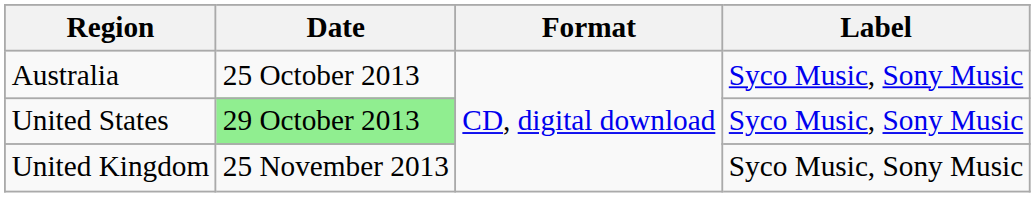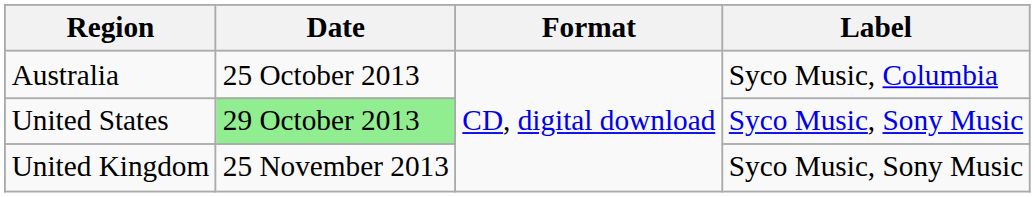(876, 74) Syco Music, Sony Music -> (863, 74) Syco Music, Columbia
